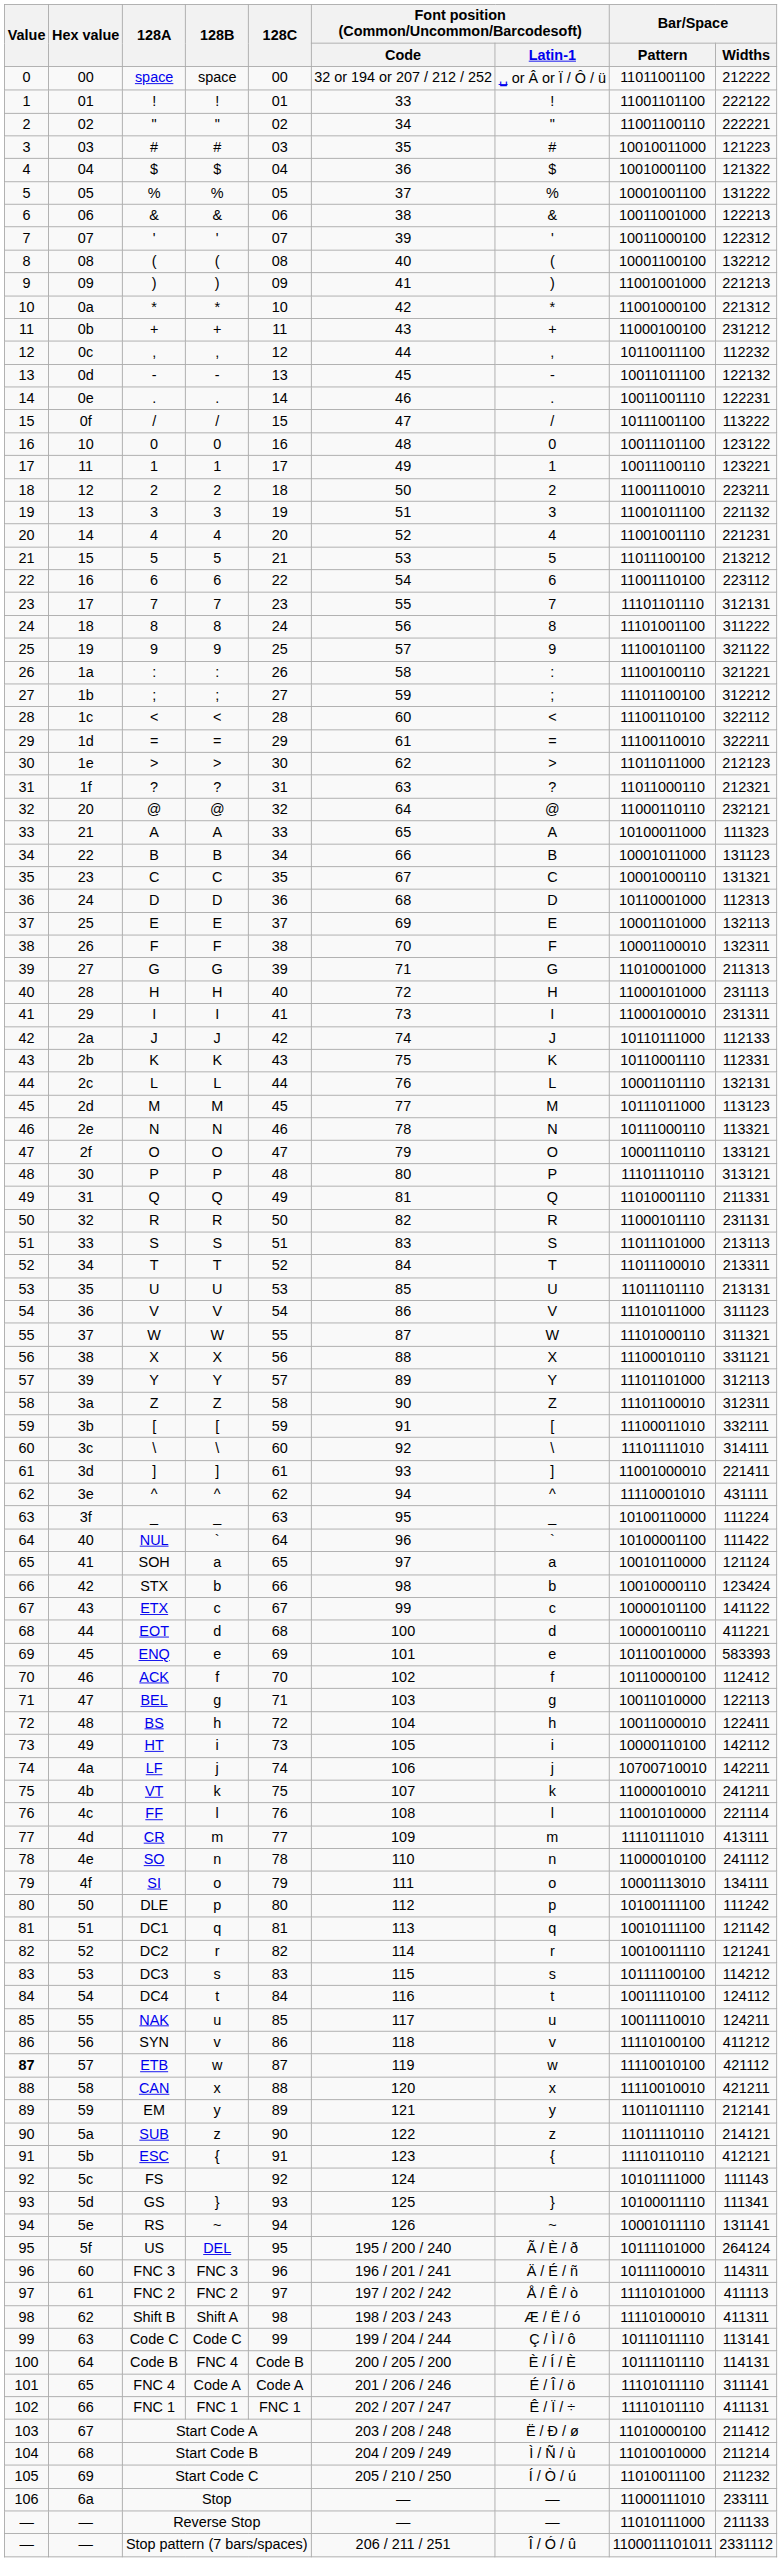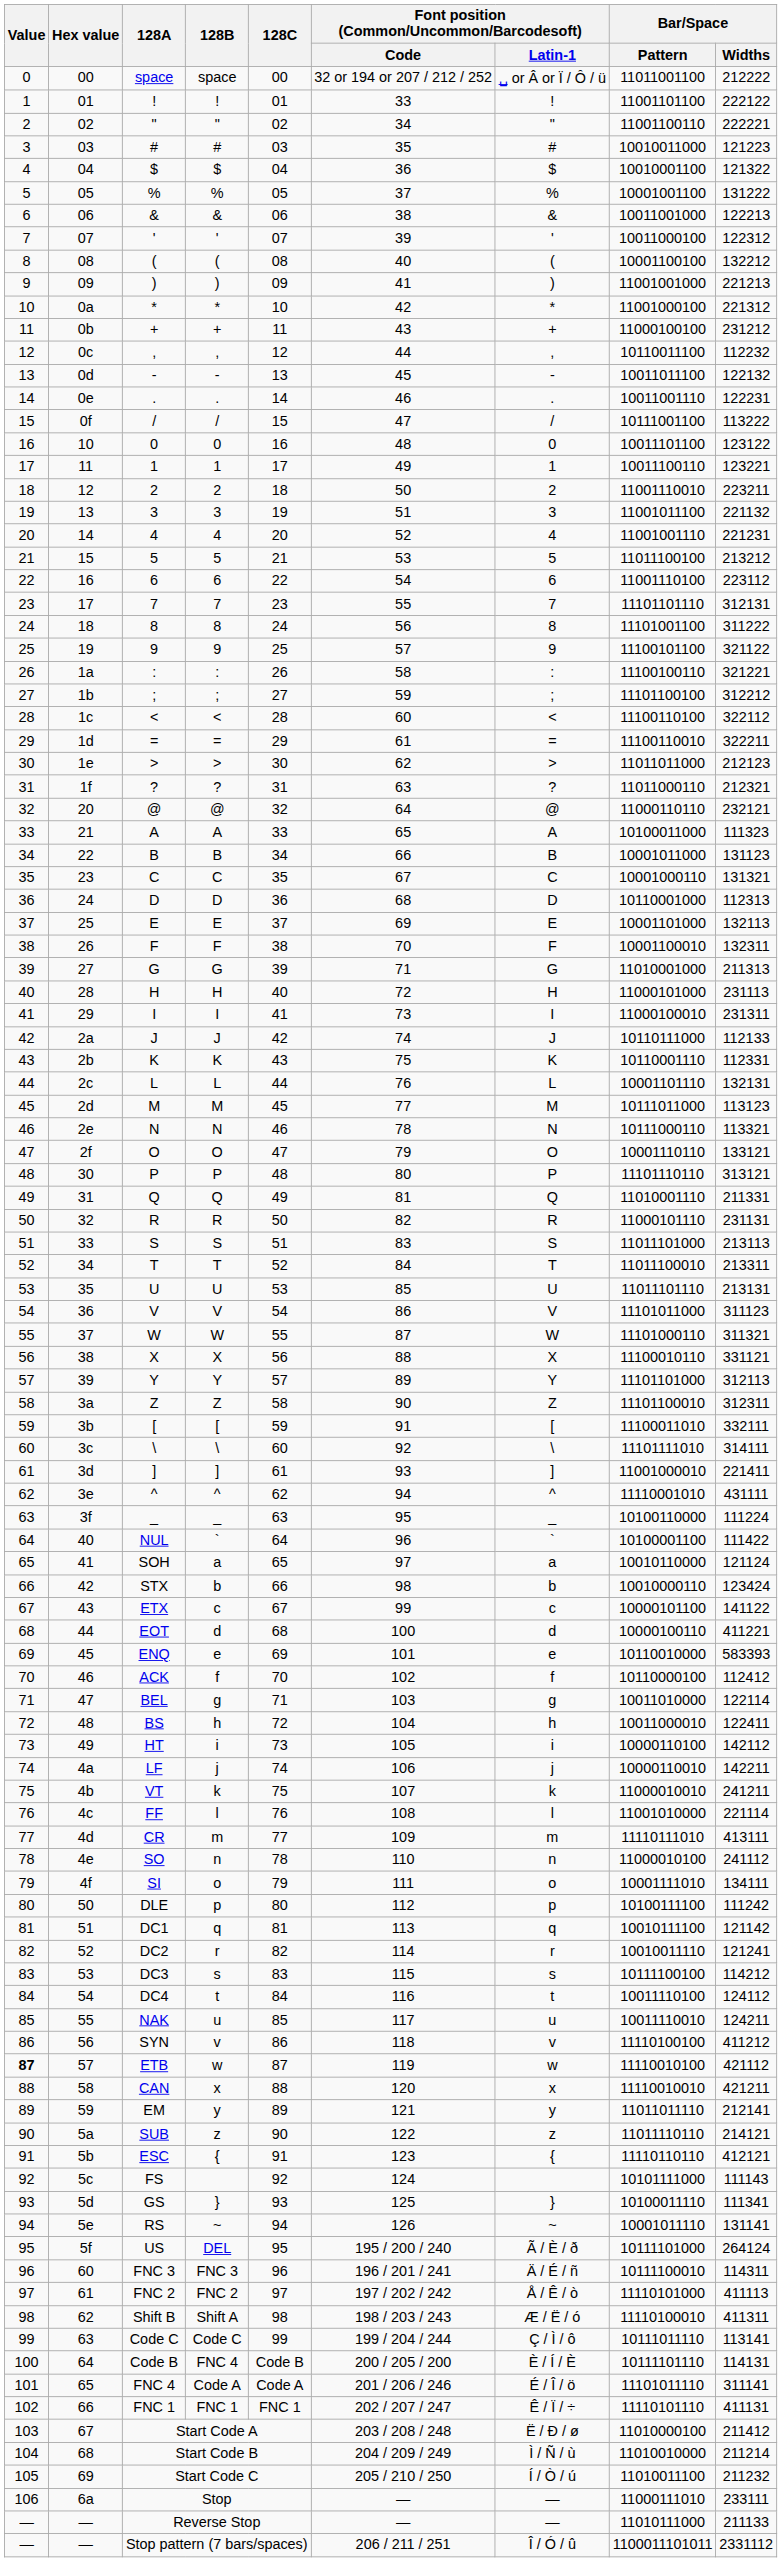(746, 1700) 122113 -> (746, 1700) 122114
(663, 1768) 10700710010 -> (663, 1768) 10000110010
(663, 1882) 10001113010 -> (663, 1882) 10001111010
